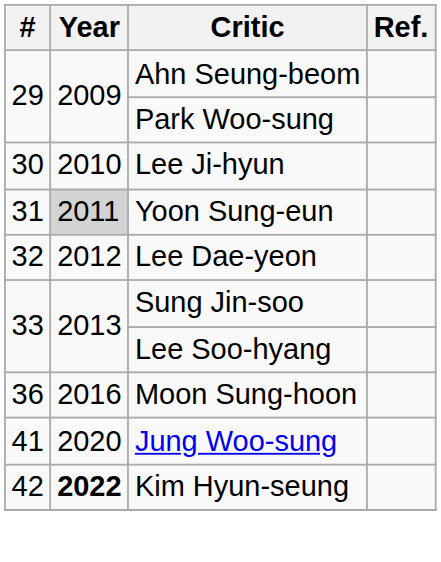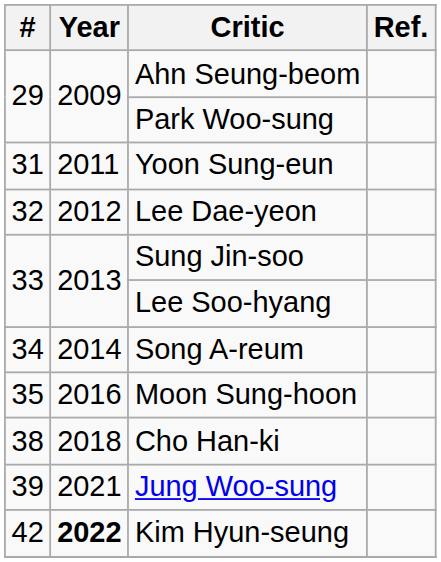- row: (210, 165)
(88, 211) lightgrey background -> (88, 165) no background
+ row: (219, 348)
(28, 394) 36 -> (28, 394) 35
+ row: (207, 440)
(28, 440) 41 -> (28, 486) 39
(89, 440) 2020 -> (89, 486) 2021
